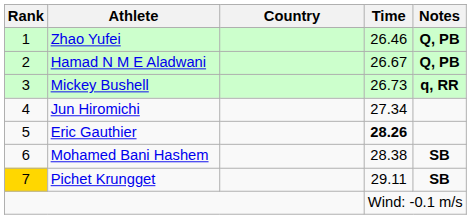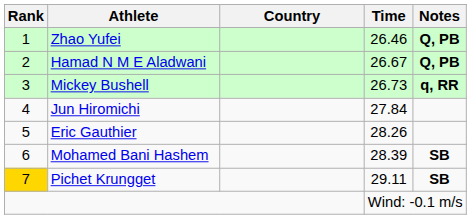(389, 109) 27.34 -> (389, 109) 27.84
(389, 132) bold -> (389, 132) normal
(389, 156) 28.38 -> (389, 156) 28.39
